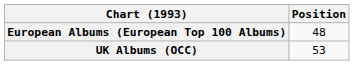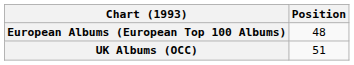(319, 51) 53 -> (319, 51) 51
